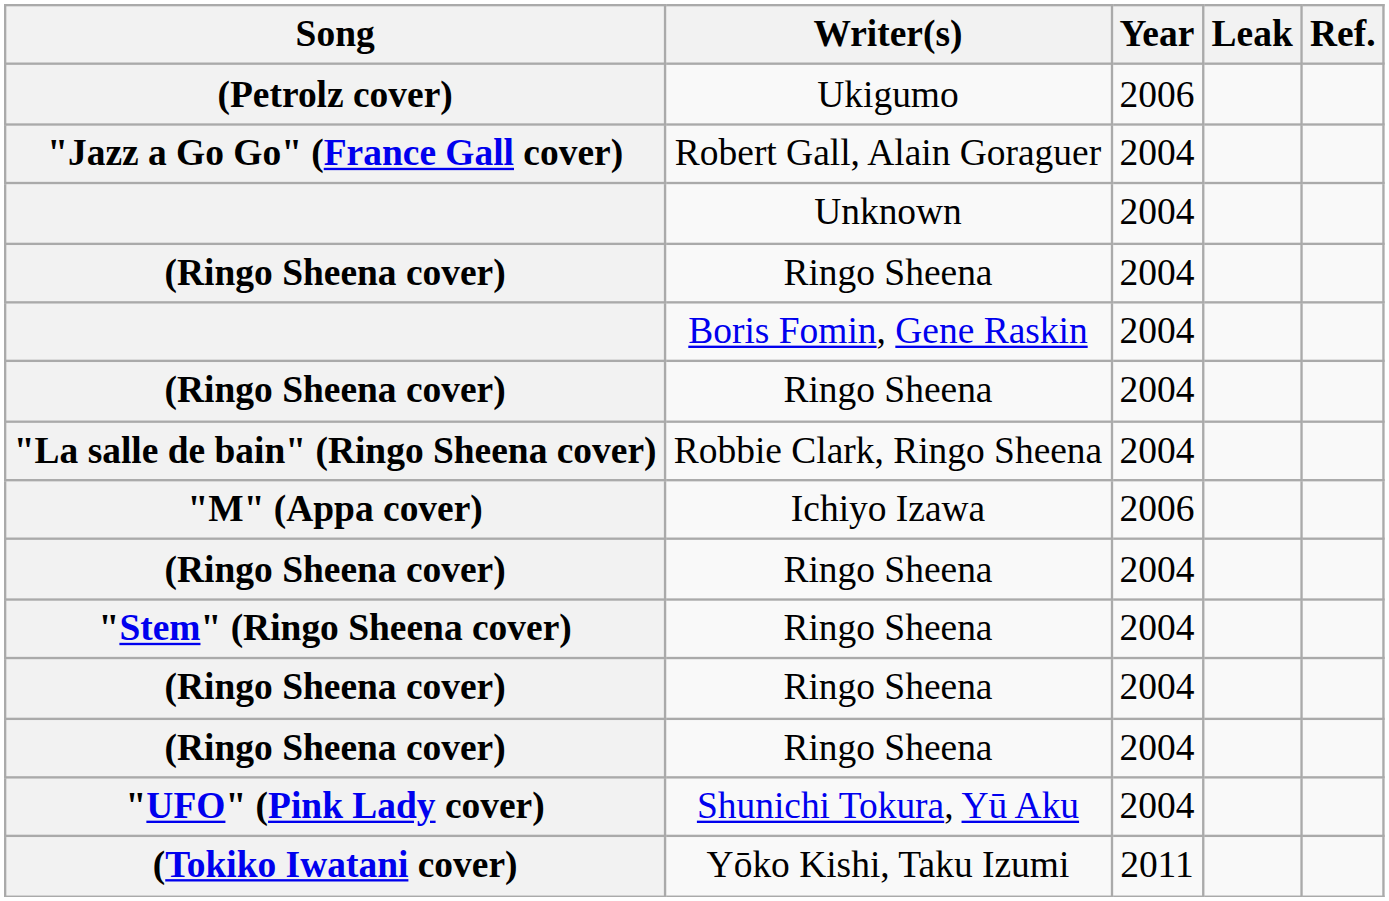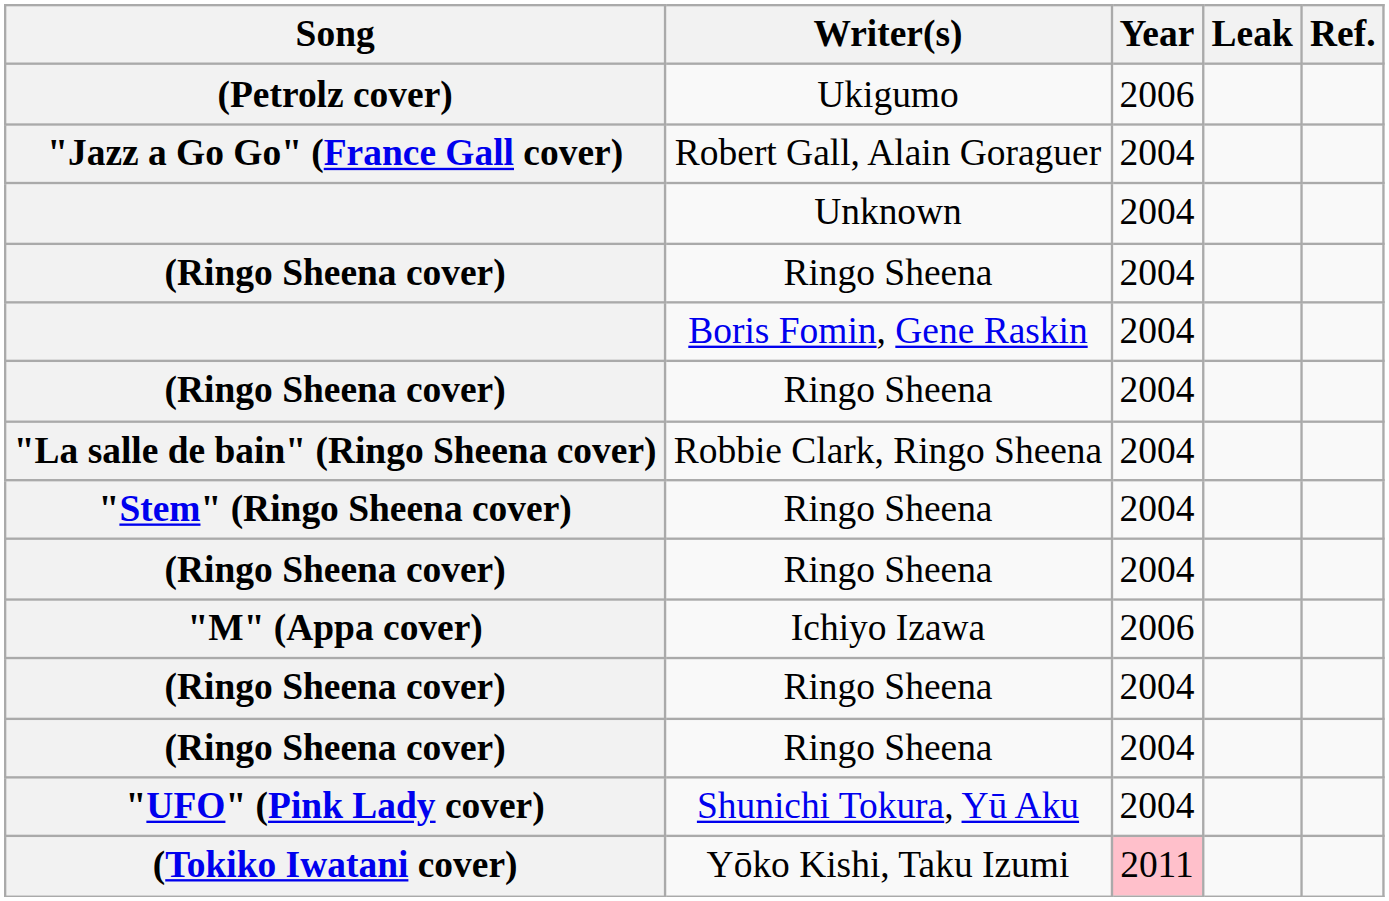rows swapped: (335, 509) <-> (335, 627)
(1157, 865) no background -> (1157, 865) pink background
